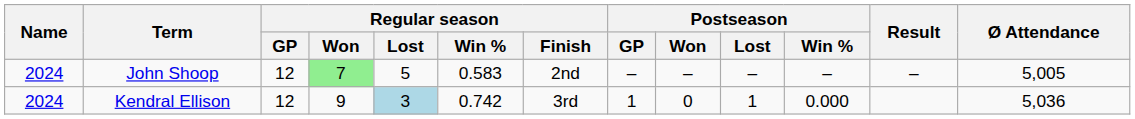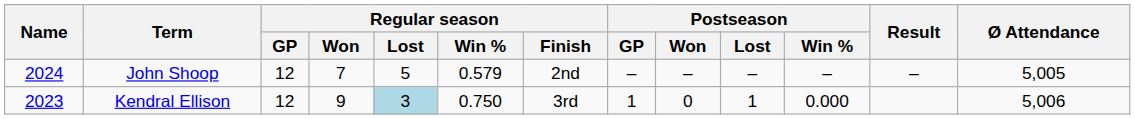(341, 73) lightgreen background -> (341, 73) no background
(480, 73) 0.583 -> (480, 73) 0.579
(44, 101) 2024 -> (44, 101) 2023
(480, 101) 0.742 -> (480, 101) 0.750
(1044, 101) 5,036 -> (1044, 101) 5,006
